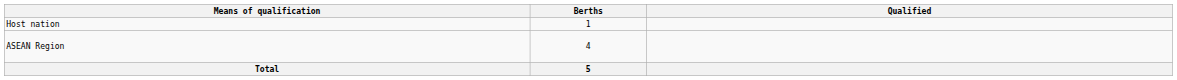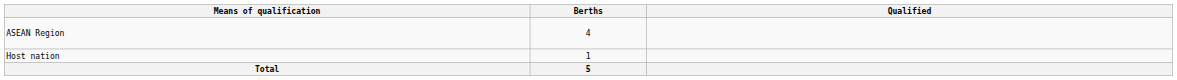rows swapped: (33, 24) <-> (35, 46)
